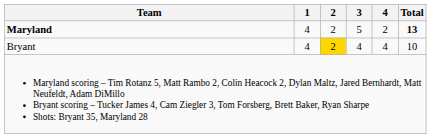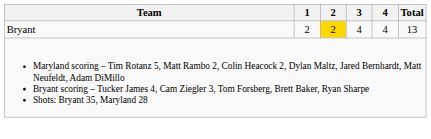- row: (29, 29)
(307, 46) 4 -> (307, 29) 2
(412, 46) 10 -> (412, 29) 13
